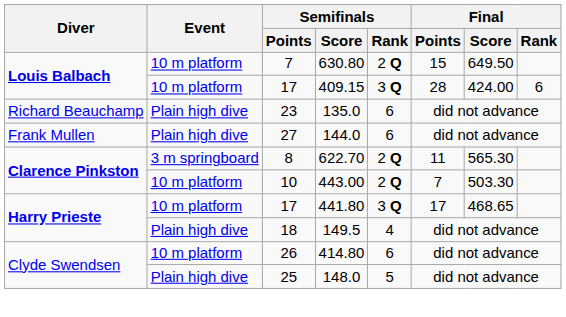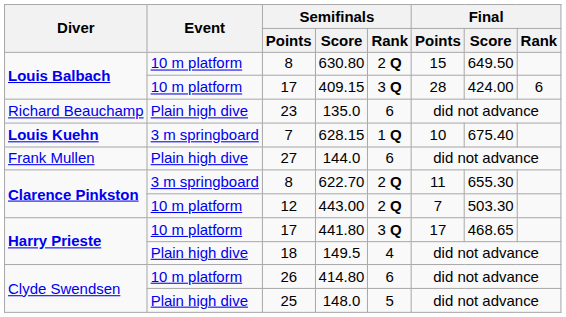(289, 64) 7 -> (289, 64) 8
+ row: (341, 135)
(491, 159) 565.30 -> (491, 182) 655.30
(289, 182) 10 -> (289, 206) 12
